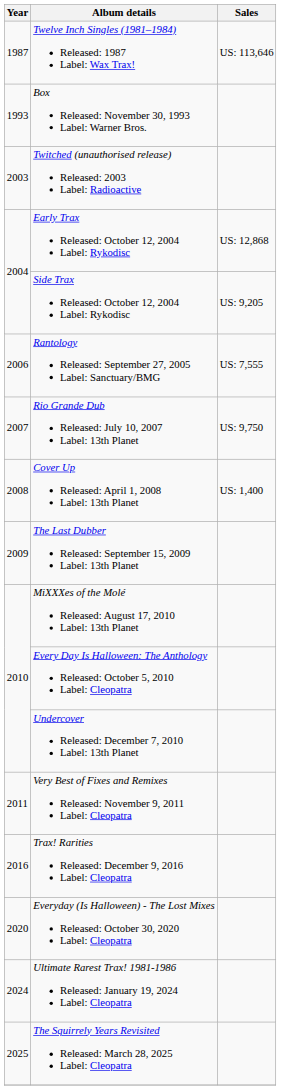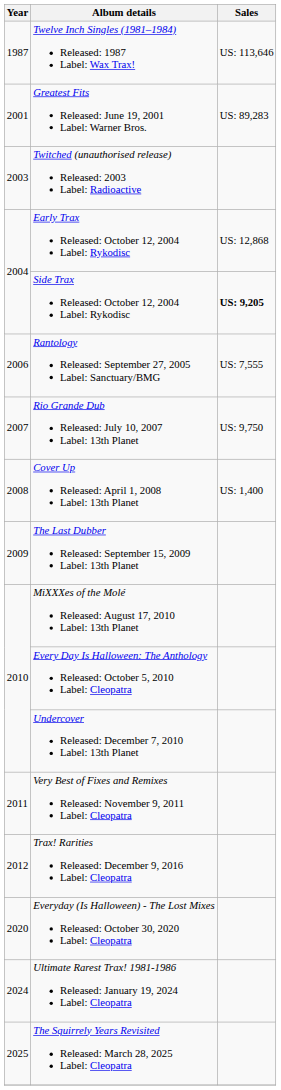- row: (124, 110)
+ row: (124, 110)
(241, 303) normal -> (242, 303) bold
(18, 866) 2016 -> (18, 866) 2012
